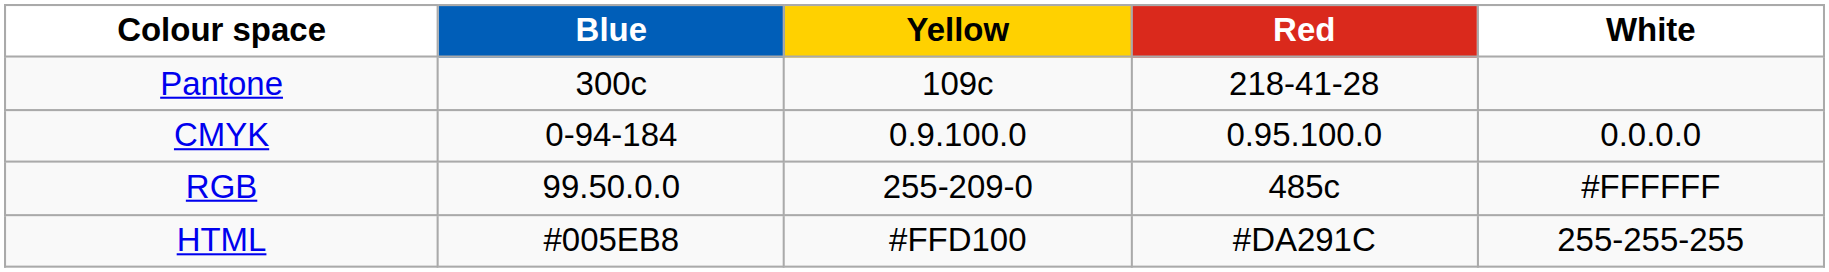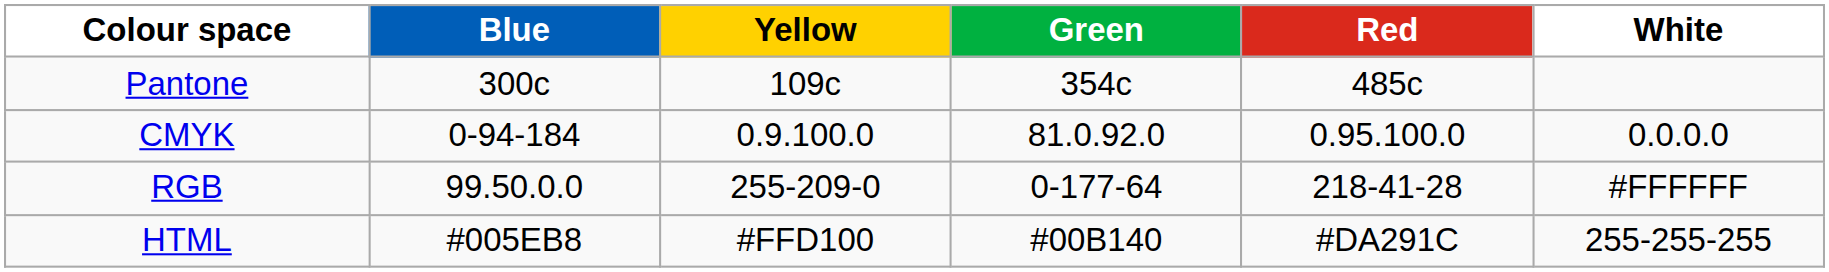+ column: (1096, 30)
(1304, 82) 218-41-28 -> (1387, 82) 485c
(1304, 187) 485c -> (1387, 187) 218-41-28
